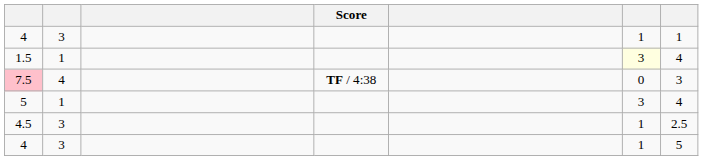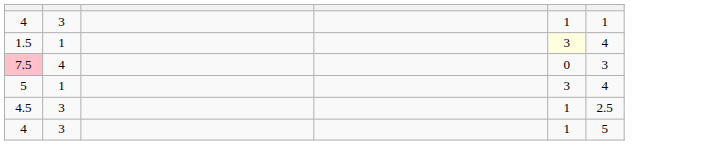- column: (351, 15)
